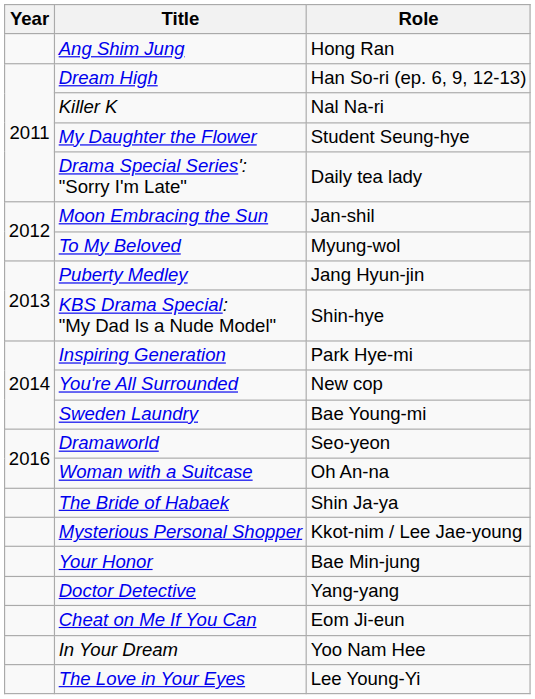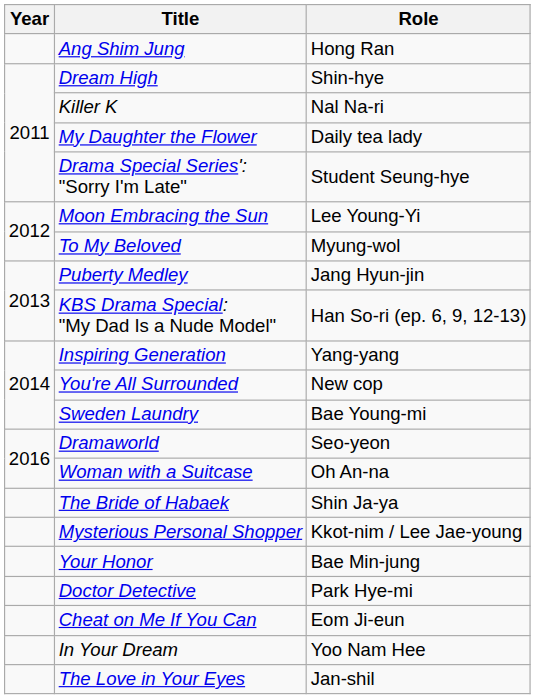(419, 78) Han So-ri (ep. 6, 9, 12-13) -> (347, 78) Shin-hye
(390, 136) Student Seung-hye -> (366, 136) Daily tea lady
(366, 176) Daily tea lady -> (390, 176) Student Seung-hye
(343, 216) Jan-shil -> (366, 216) Lee Young-Yi
(347, 315) Shin-hye -> (419, 315) Han So-ri (ep. 6, 9, 12-13)
(362, 355) Park Hye-mi -> (355, 355) Yang-yang
(355, 590) Yang-yang -> (362, 590) Park Hye-mi
(366, 679) Lee Young-Yi -> (343, 679) Jan-shil
